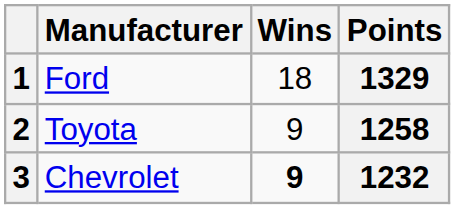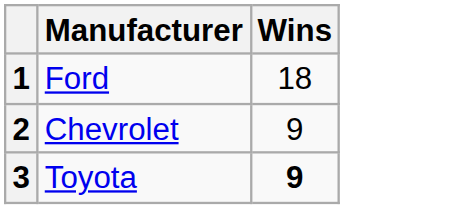- column: (395, 29)
(91, 128) Toyota -> (112, 128) Chevrolet
(112, 177) Chevrolet -> (91, 177) Toyota
